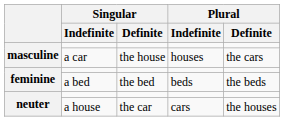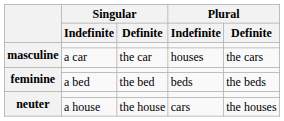(142, 57) the house -> (136, 57) the car
(136, 106) the car -> (142, 106) the house
